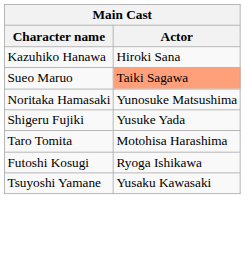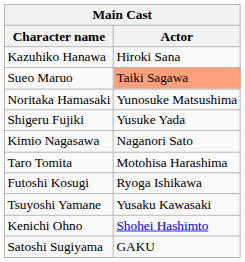+ row: (53, 141)
+ row: (45, 225)
+ row: (55, 246)
